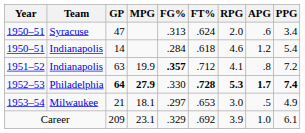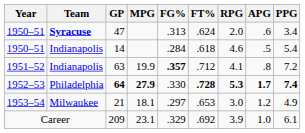(69, 31) normal -> (70, 31) bold
(264, 49) 1.2 -> (267, 49) .5
(267, 102) .5 -> (264, 102) 1.2
